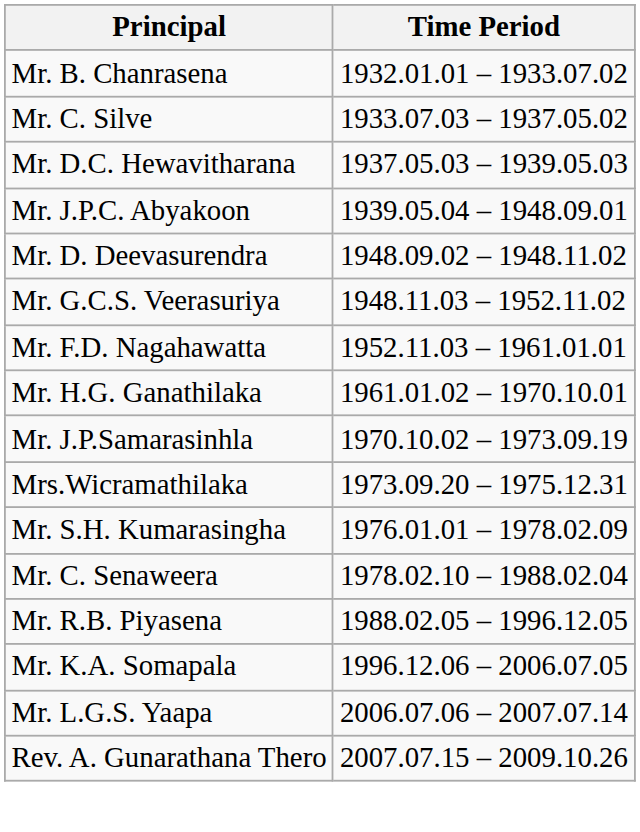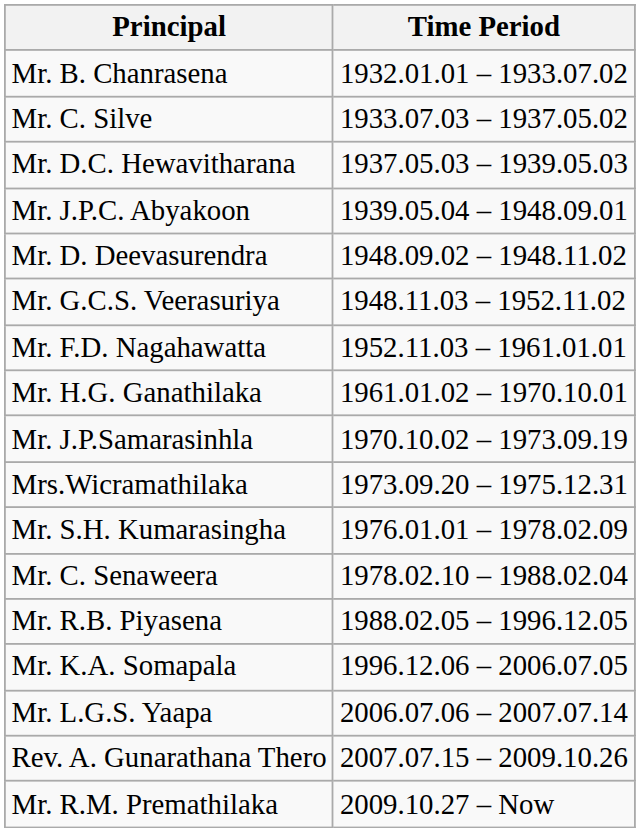+ row: (145, 803)
